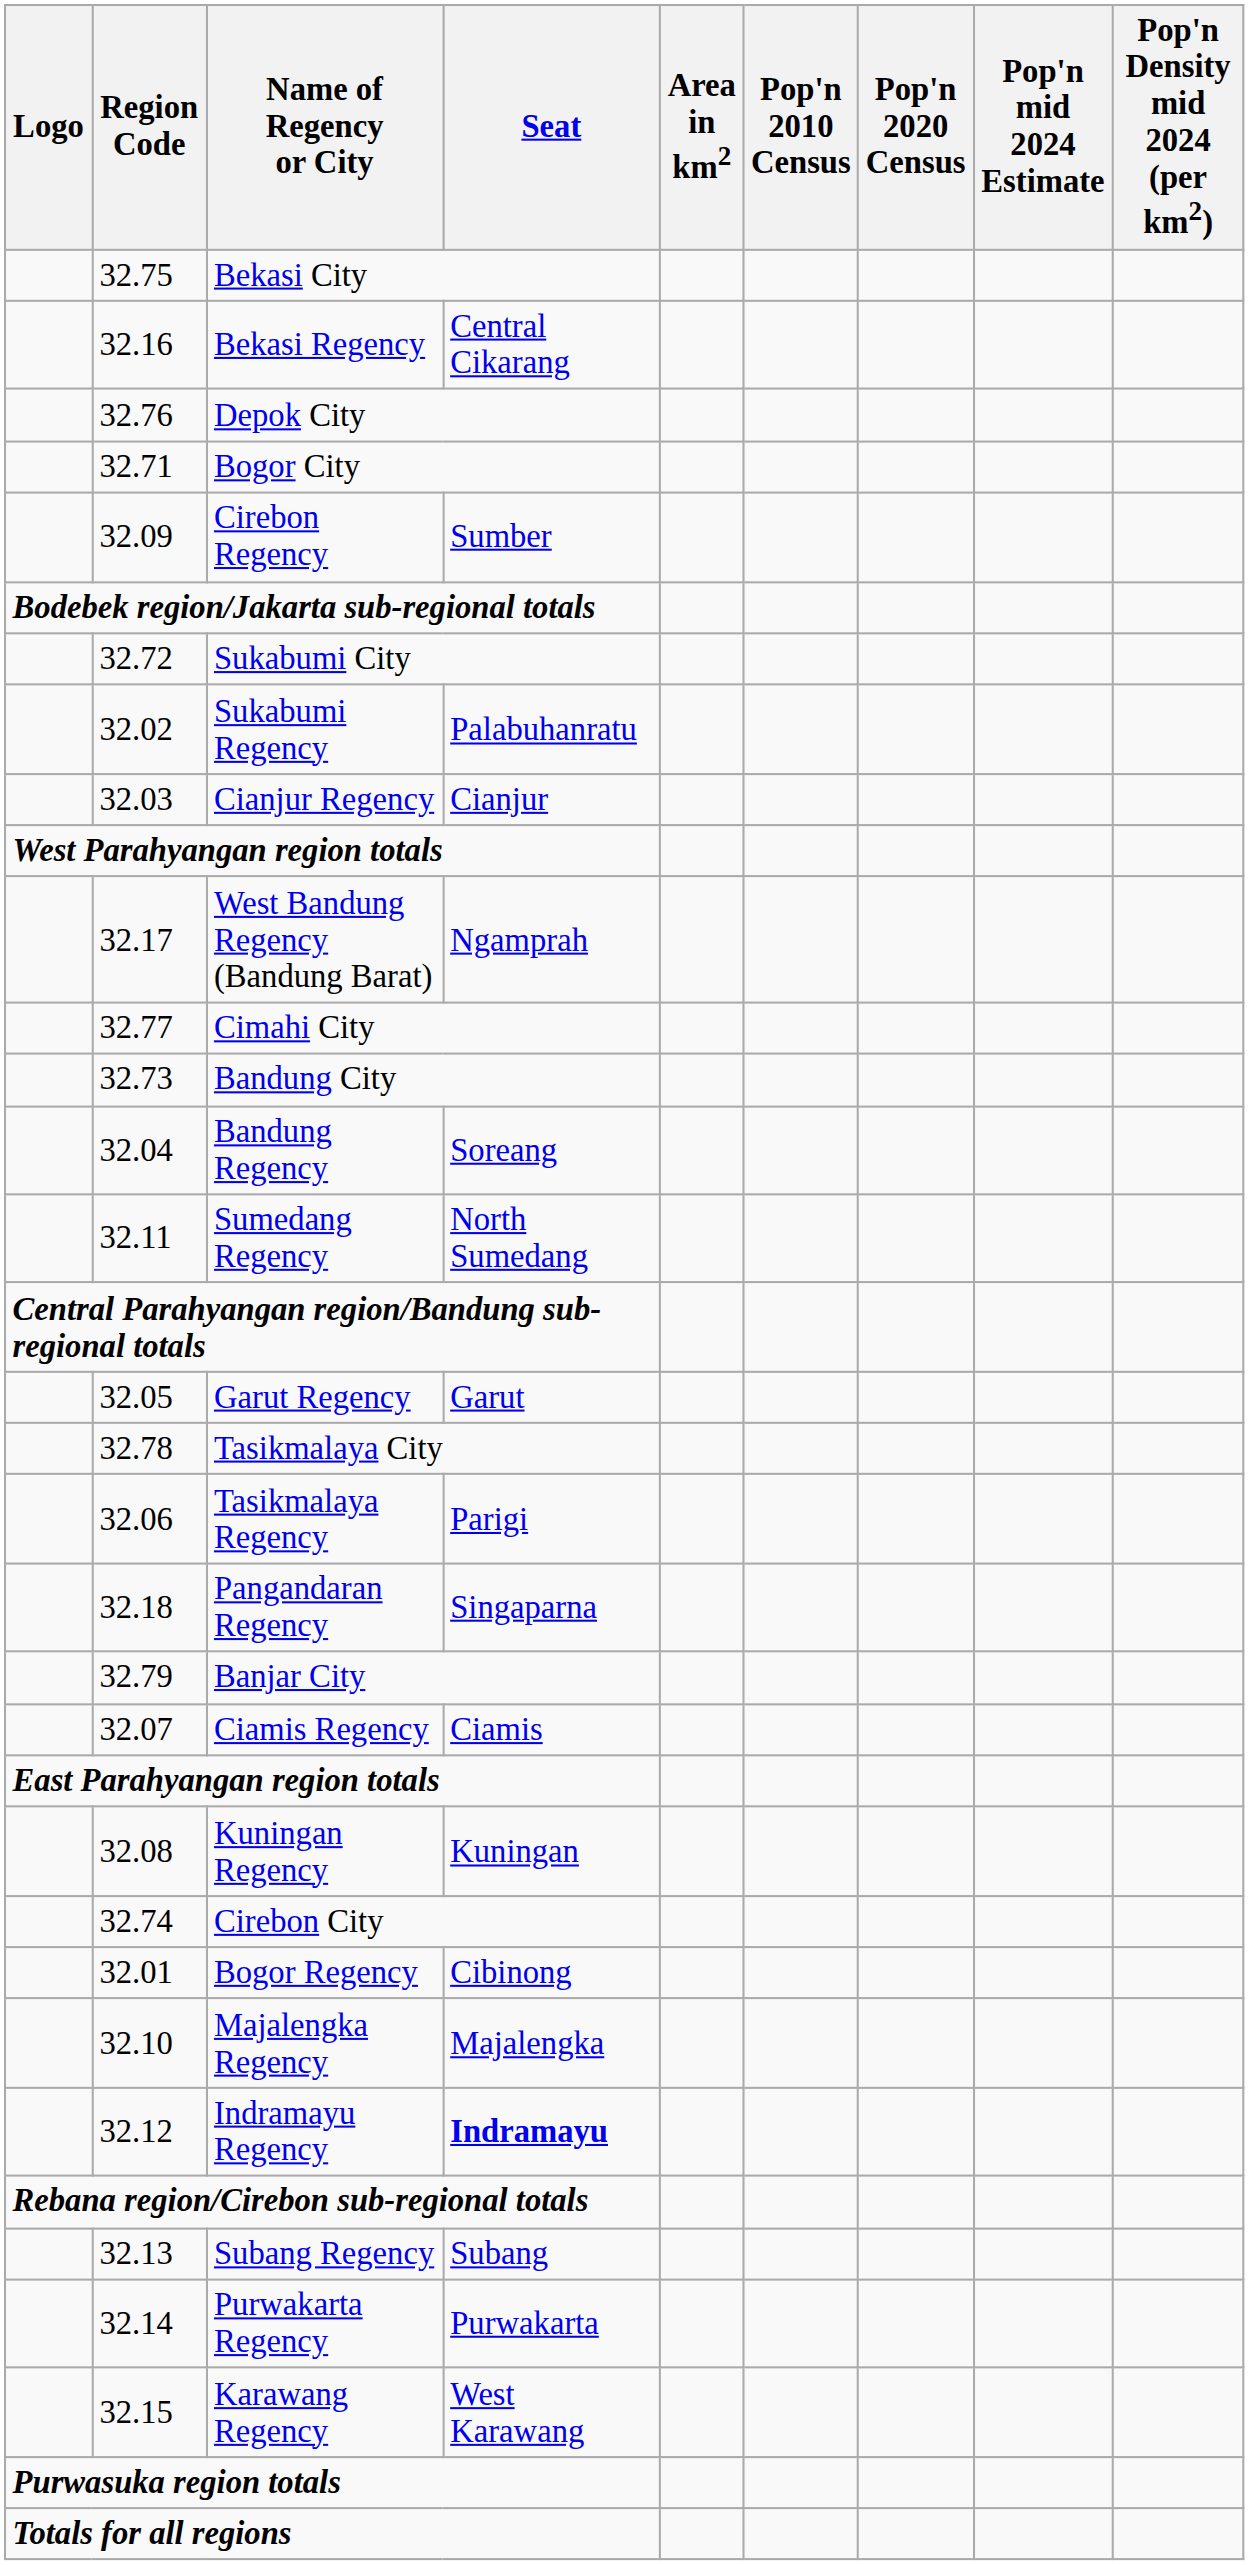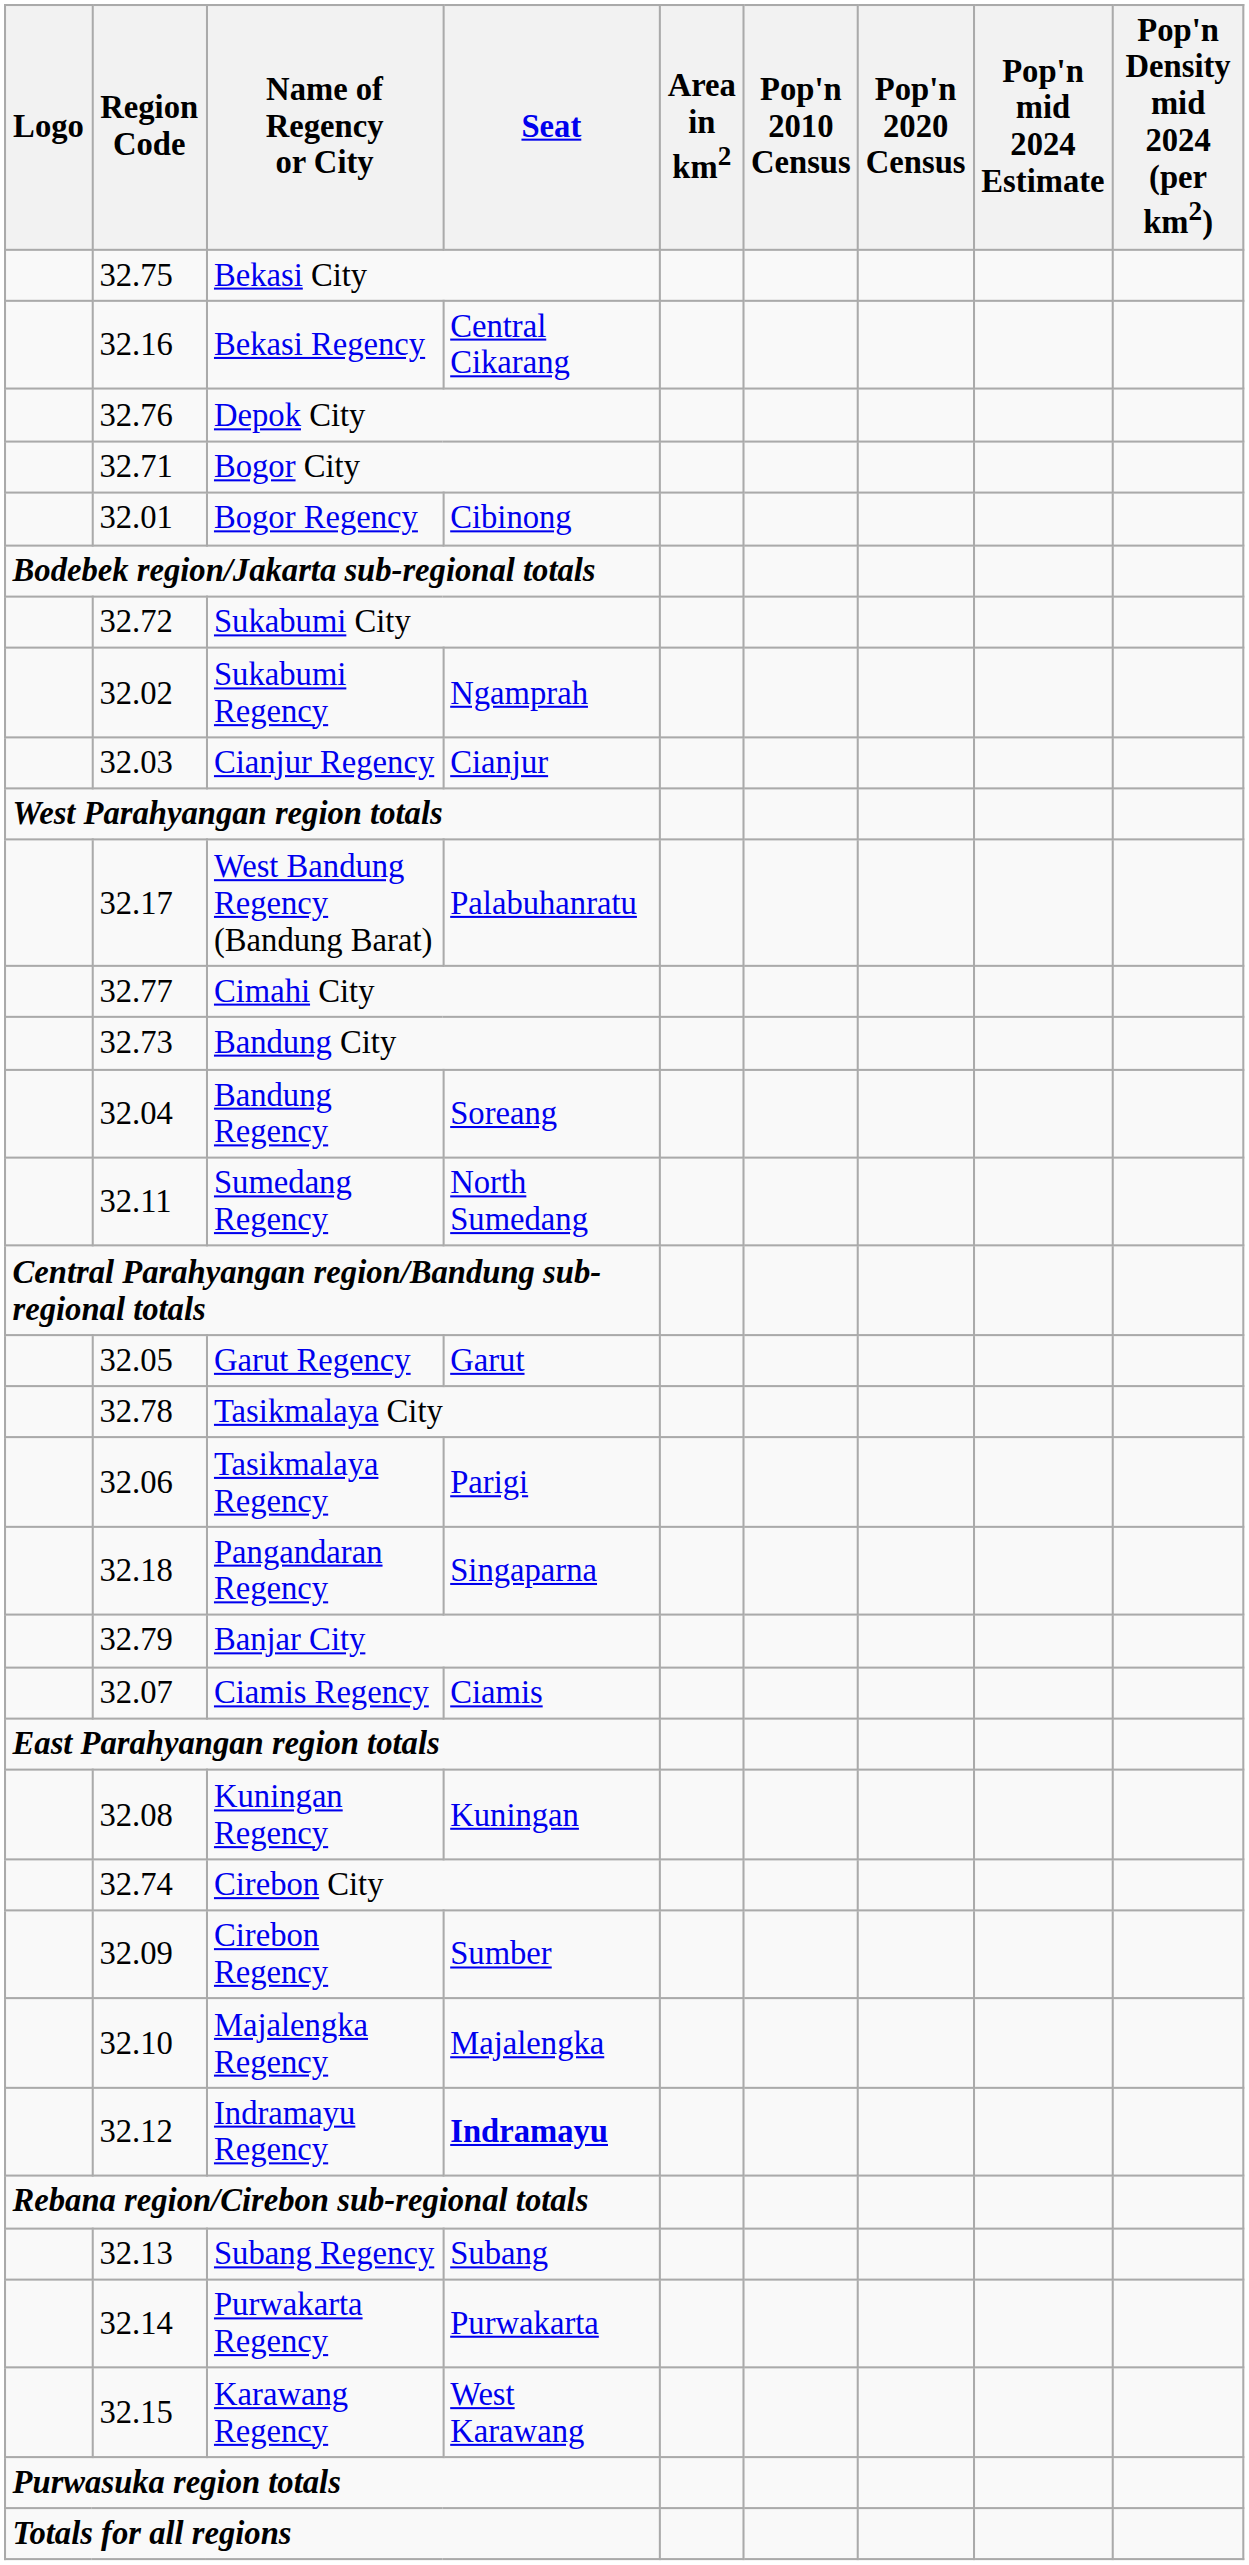rows swapped: (316, 1972) <-> (271, 536)
(544, 728) Palabuhanratu -> (519, 692) Ngamprah
(519, 939) Ngamprah -> (544, 902) Palabuhanratu
